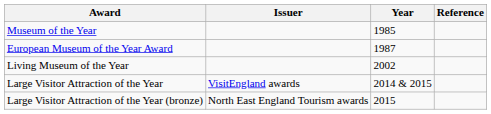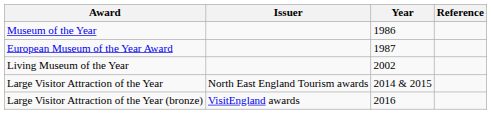(384, 30) 1985 -> (384, 30) 1986
(254, 83) VisitEngland awards -> (288, 83) North East England Tourism awards
(288, 100) North East England Tourism awards -> (254, 100) VisitEngland awards
(384, 100) 2015 -> (384, 100) 2016
